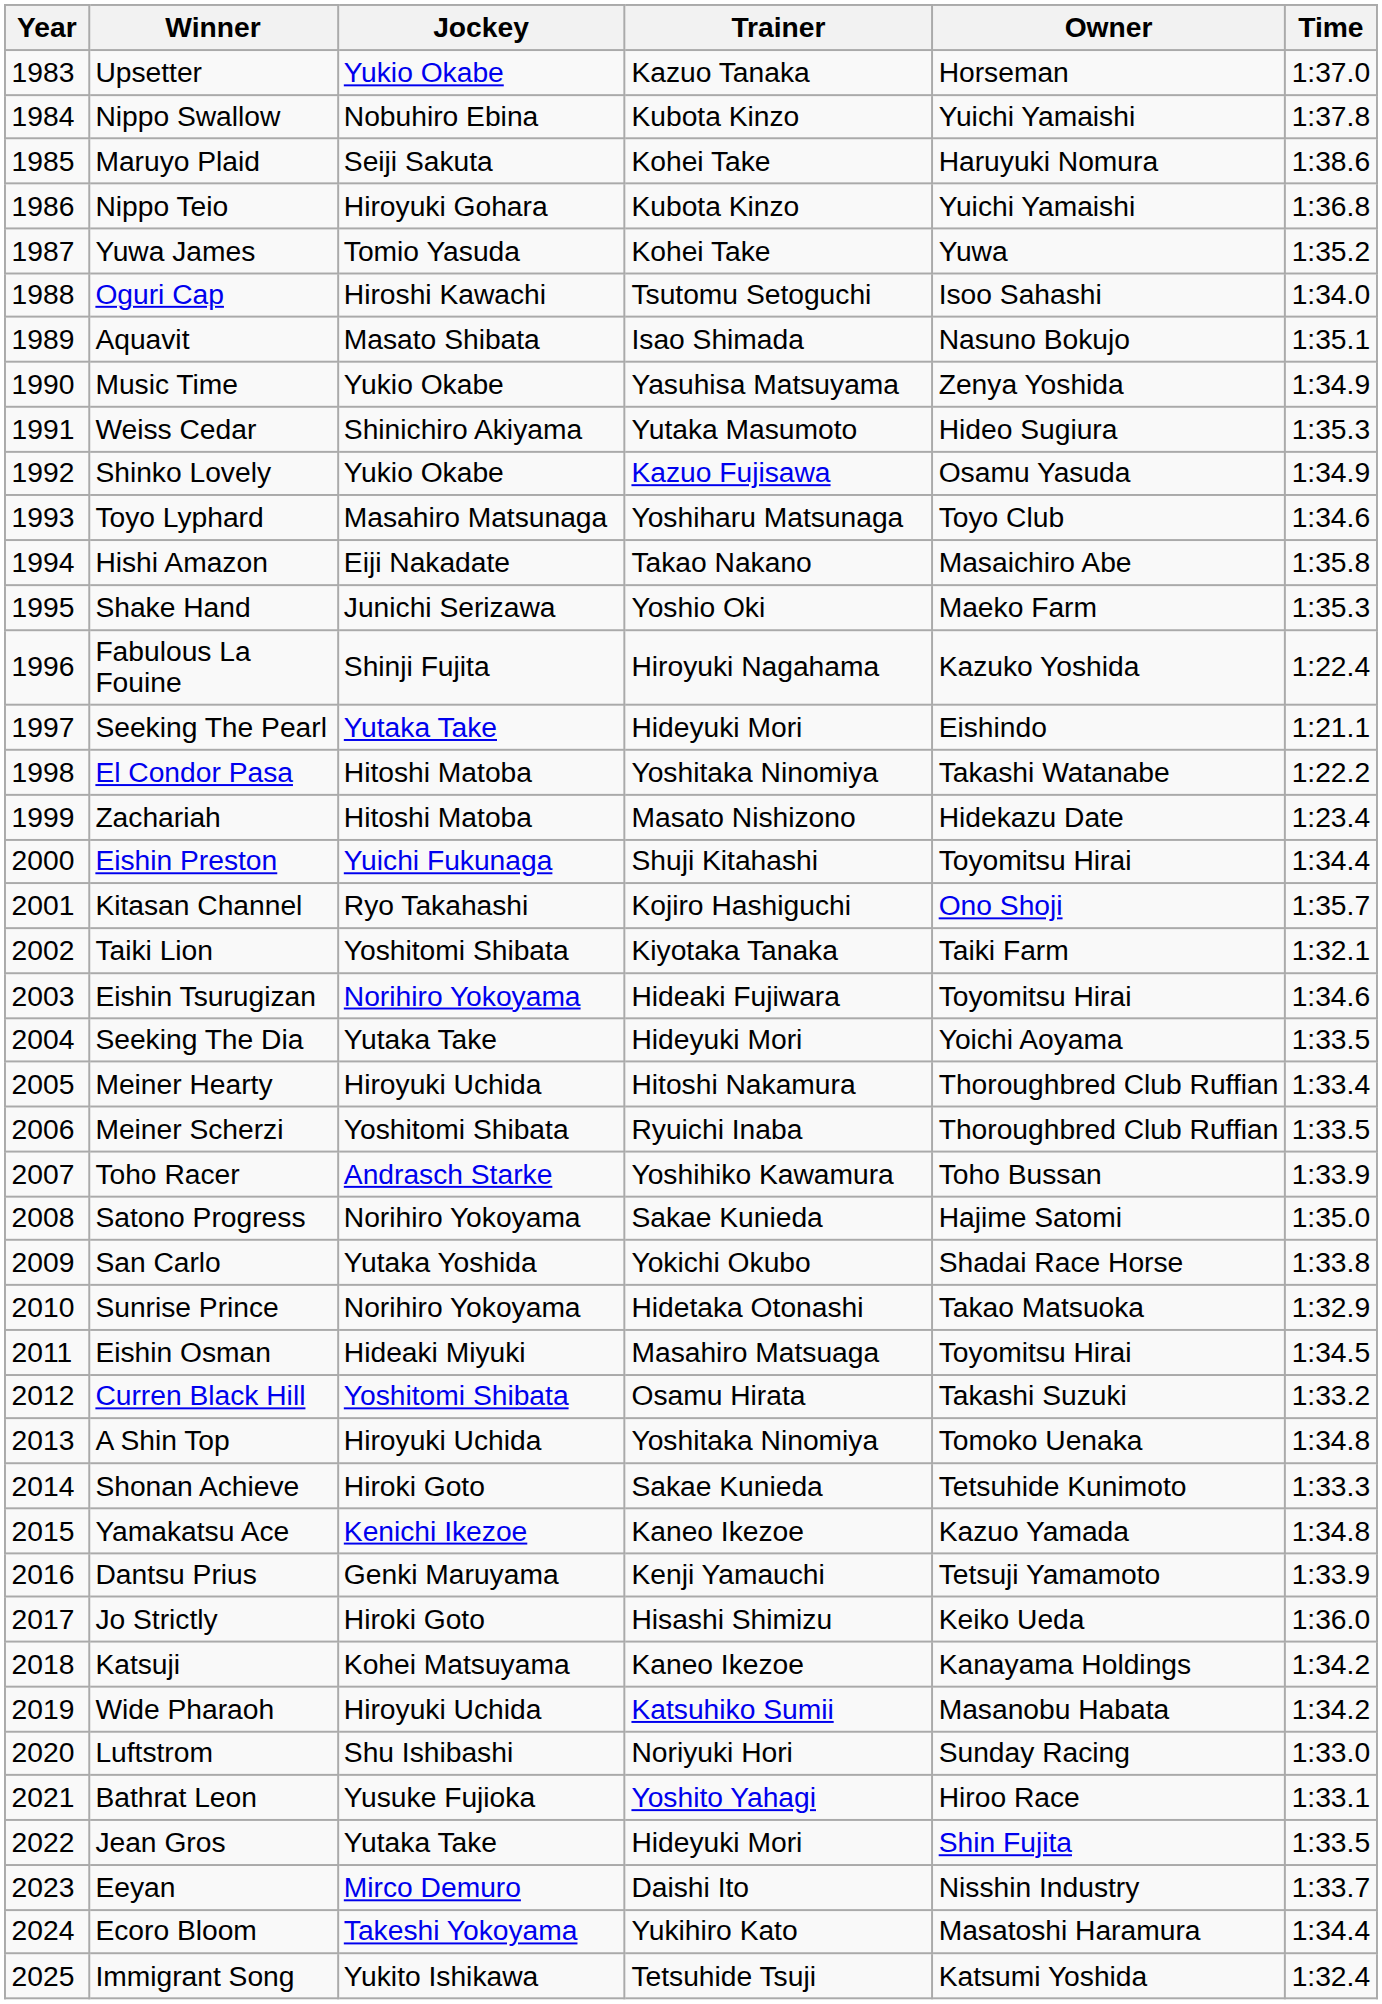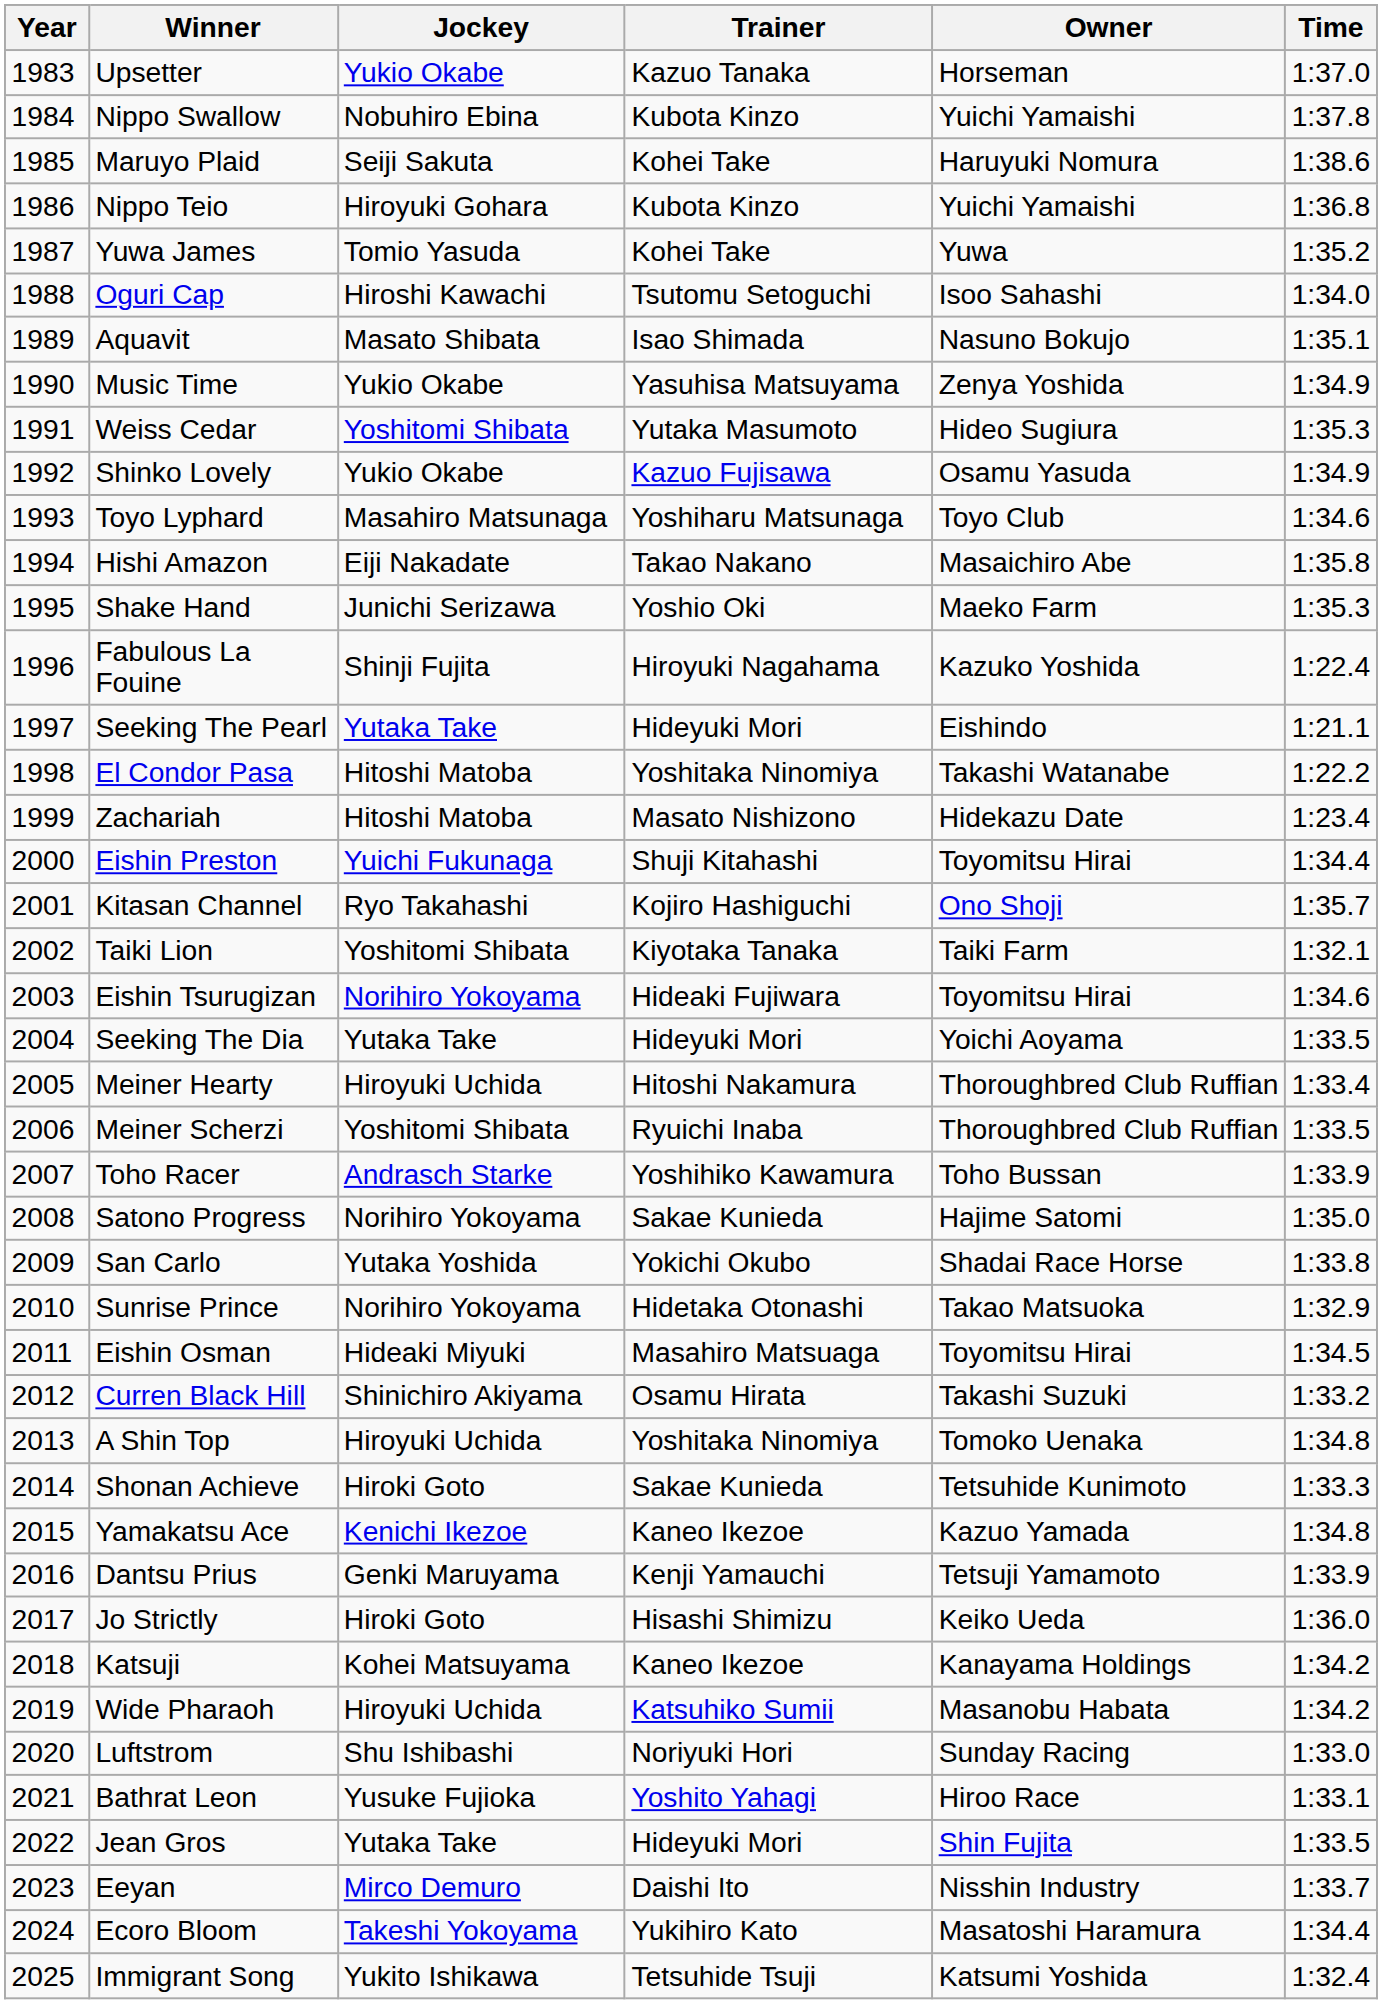(463, 429) Shinichiro Akiyama -> (456, 429) Yoshitomi Shibata
(456, 1397) Yoshitomi Shibata -> (463, 1397) Shinichiro Akiyama
